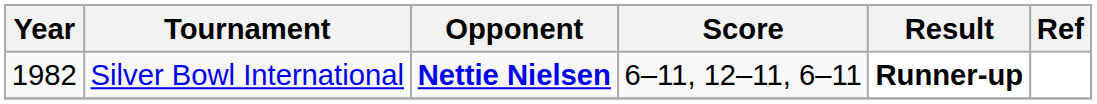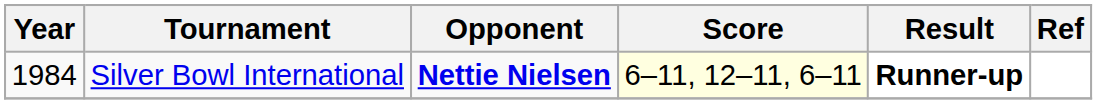(44, 75) 1982 -> (44, 75) 1984
(743, 75) no background -> (743, 75) lightyellow background
